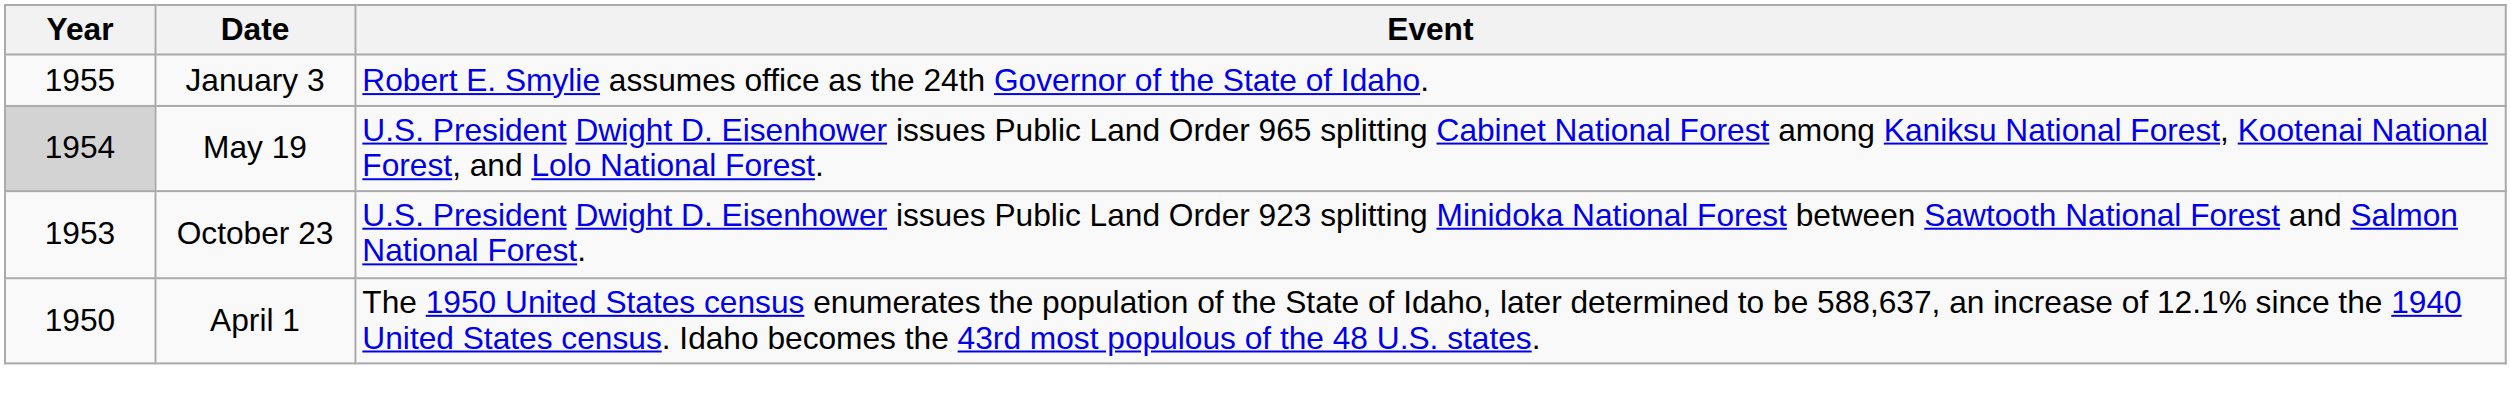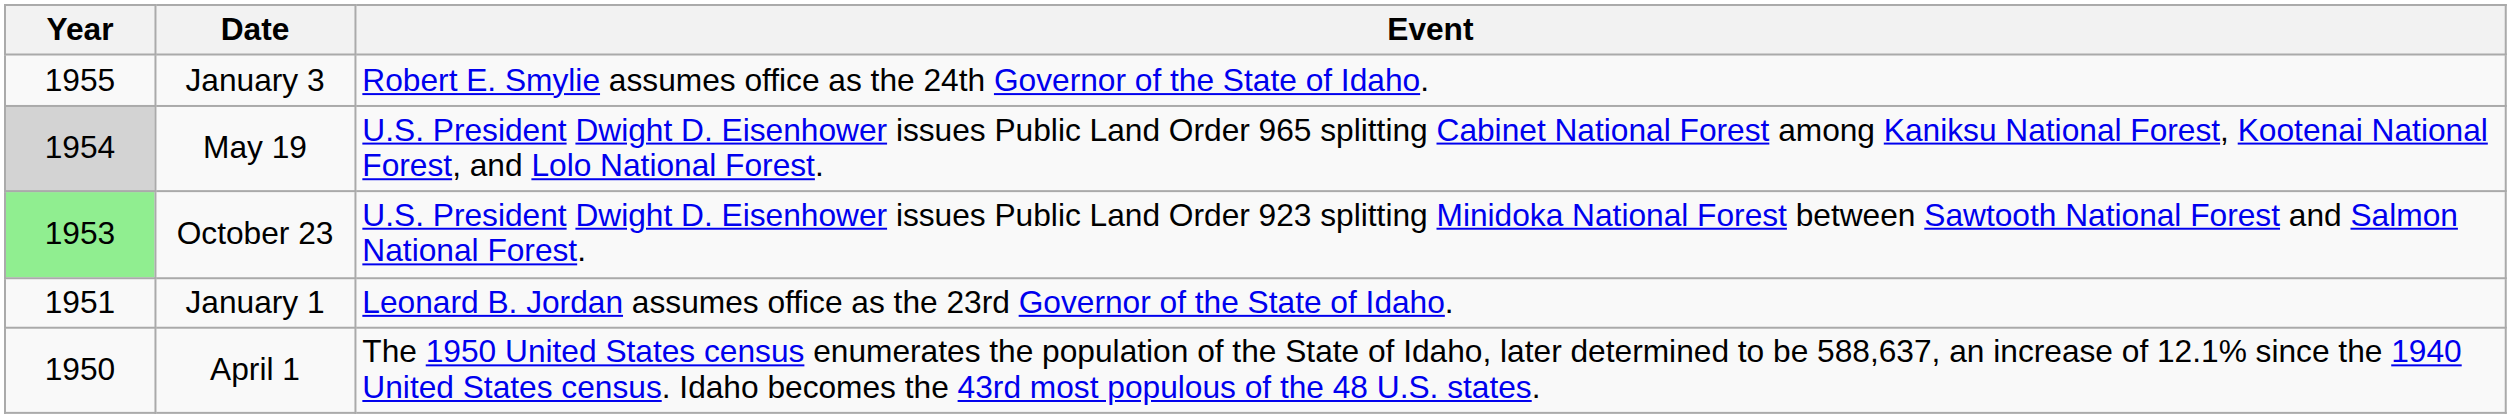(80, 233) no background -> (80, 233) lightgreen background
+ row: (255, 301)
